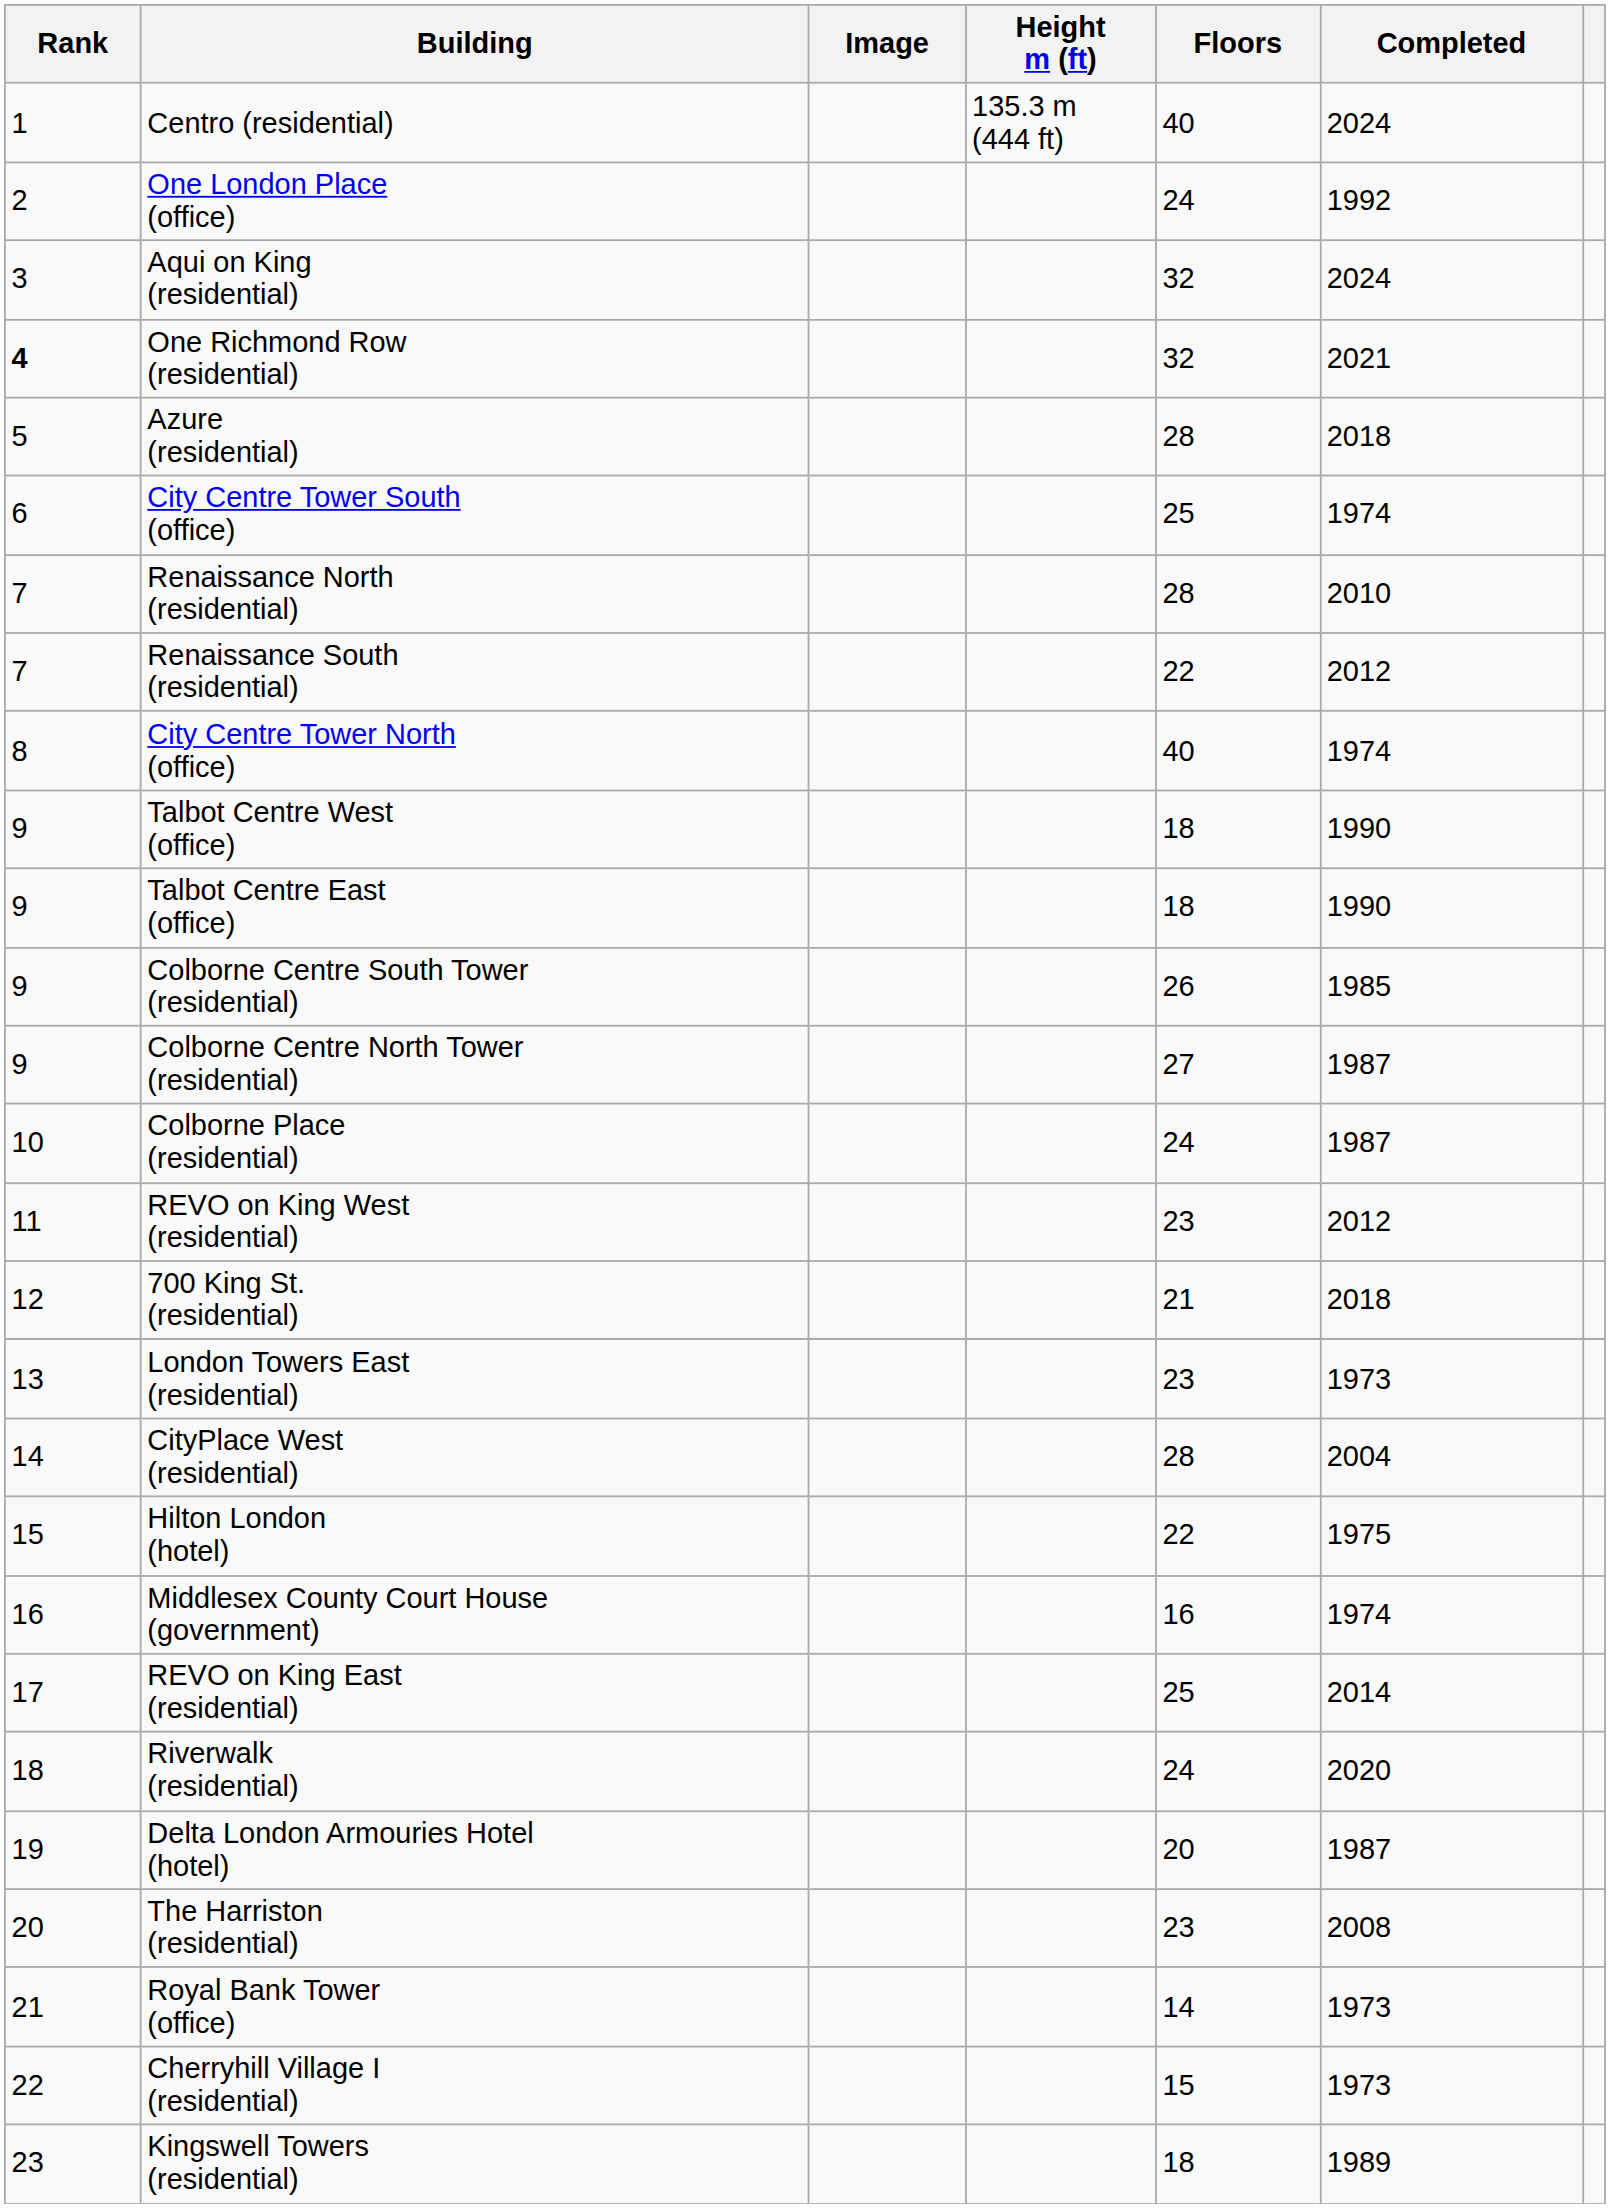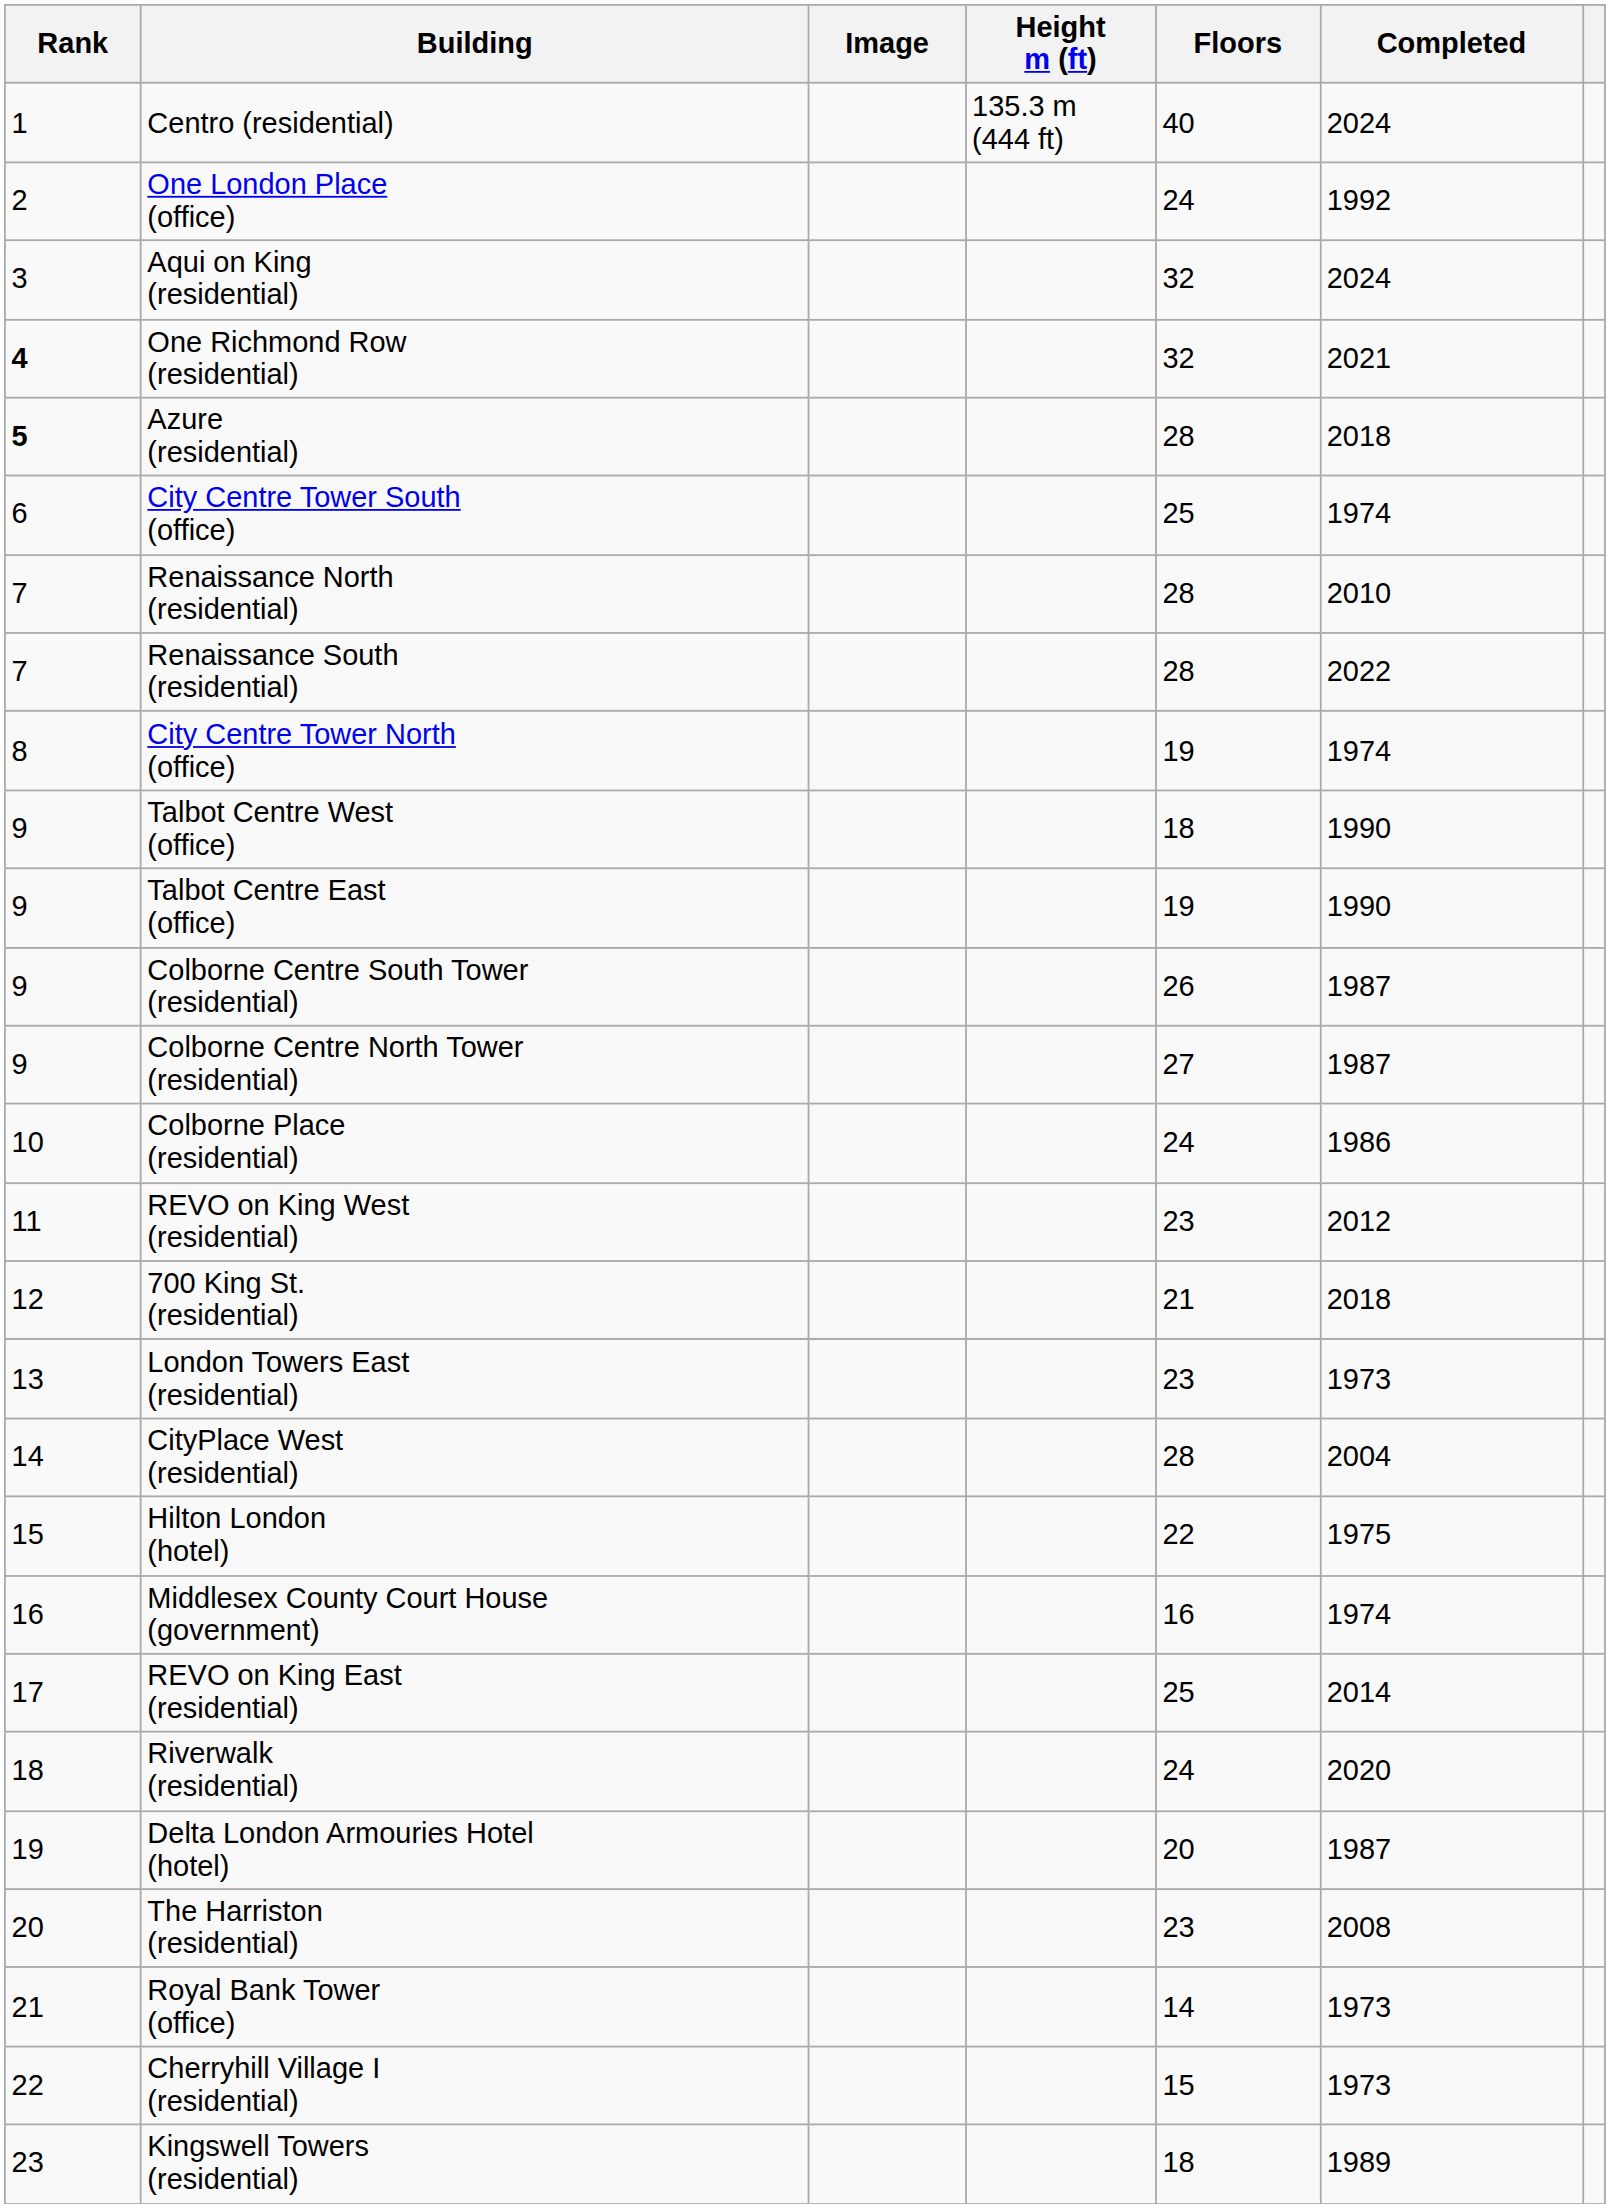(20, 436) normal -> (20, 436) bold
(1179, 671) 22 -> (1179, 671) 28
(1359, 671) 2012 -> (1359, 671) 2022
(1179, 750) 40 -> (1179, 750) 19
(1179, 907) 18 -> (1179, 907) 19
(1359, 985) 1985 -> (1359, 985) 1987
(1359, 1142) 1987 -> (1359, 1142) 1986
